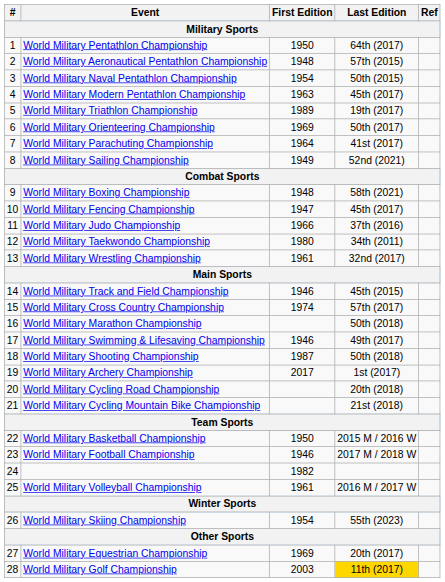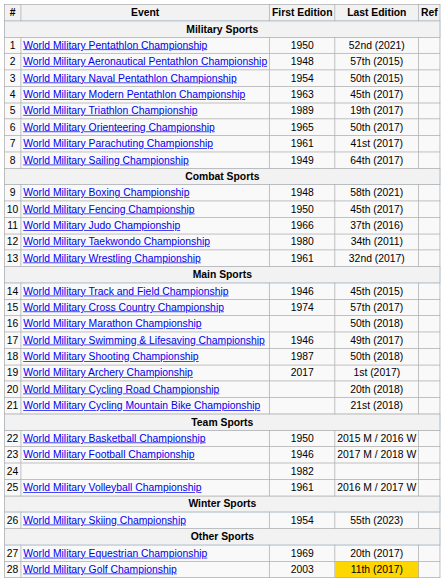(377, 46) 64th (2017) -> (377, 46) 52nd (2021)
(302, 128) 1969 -> (302, 128) 1965
(302, 144) 1964 -> (302, 144) 1961
(377, 160) 52nd (2021) -> (377, 160) 64th (2017)
(302, 210) 1947 -> (302, 210) 1950
